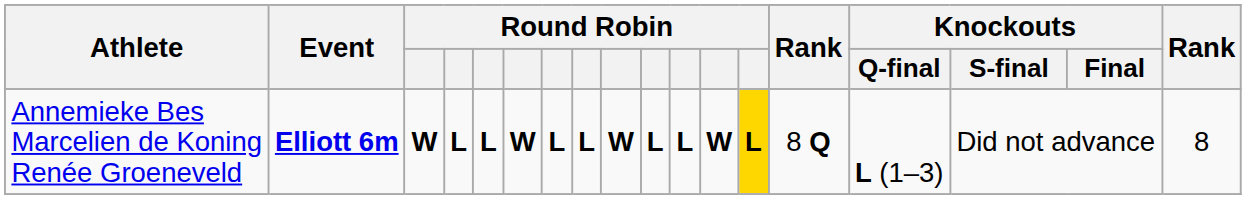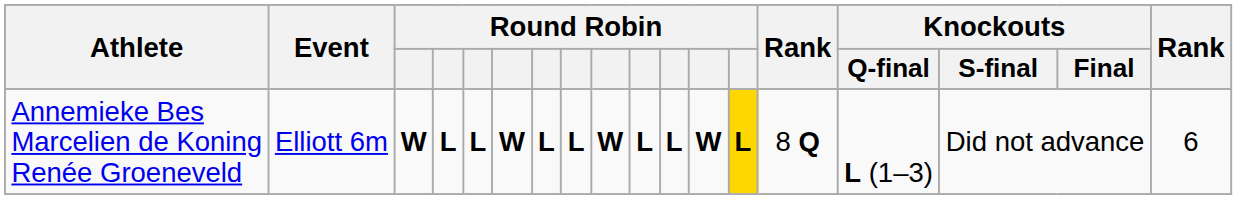(337, 142) bold -> (331, 142) normal
(1202, 142) 8 -> (1191, 142) 6
